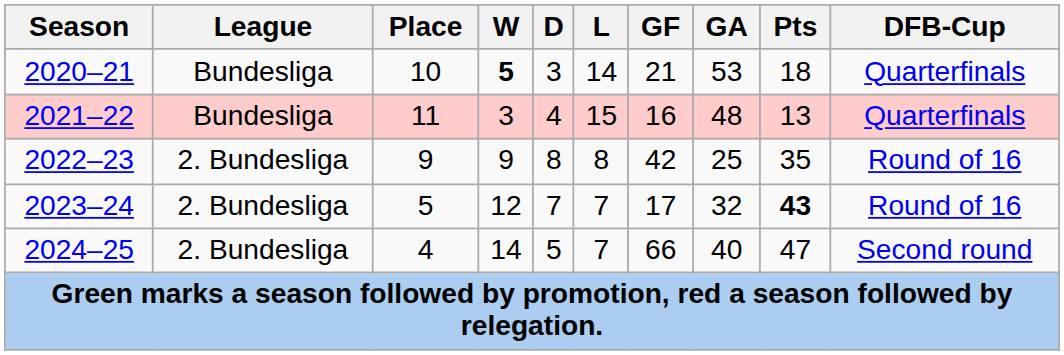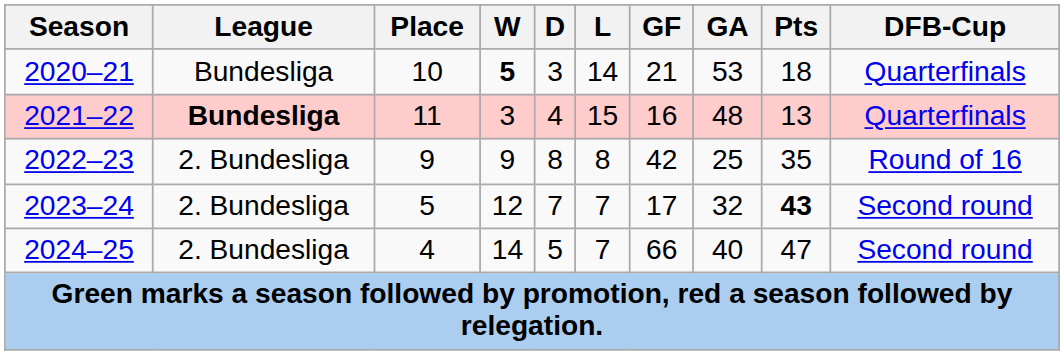(263, 116) normal -> (264, 116) bold
(945, 205) Round of 16 -> (945, 205) Second round
